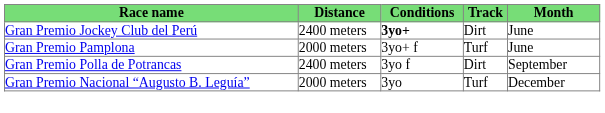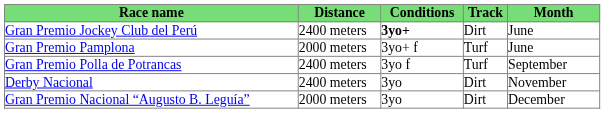(475, 64) Dirt -> (476, 64) Turf
+ row: (49, 82)
(476, 82) Turf -> (475, 99) Dirt
